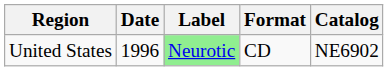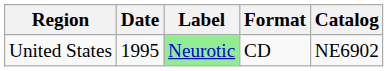(140, 50) 1996 -> (140, 50) 1995
